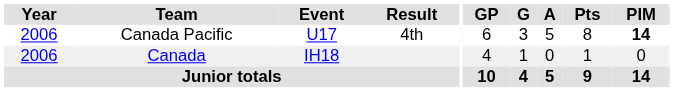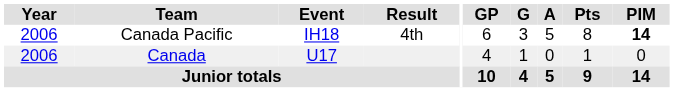(322, 35) U17 -> (322, 35) IH18
(322, 55) IH18 -> (322, 55) U17
